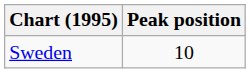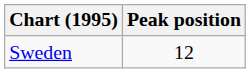(184, 51) 10 -> (184, 51) 12
